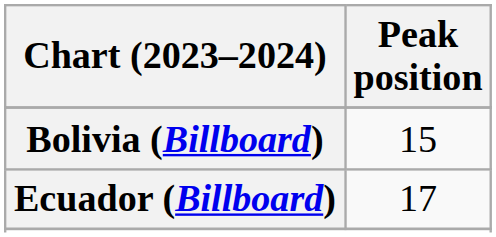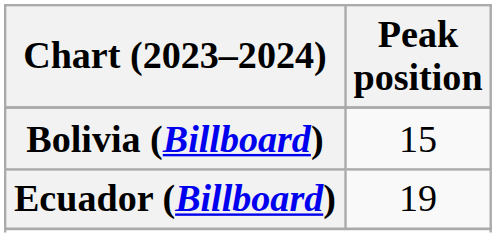(418, 198) 17 -> (418, 198) 19
